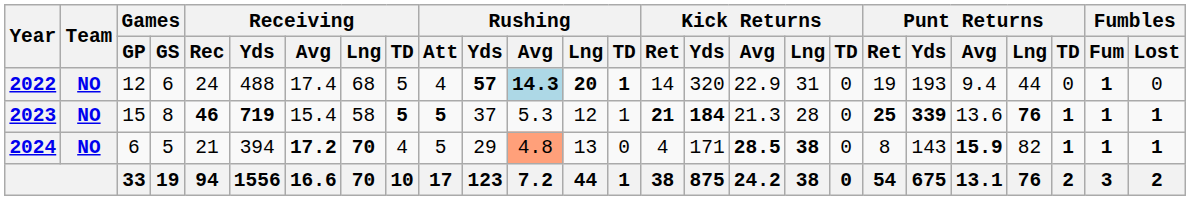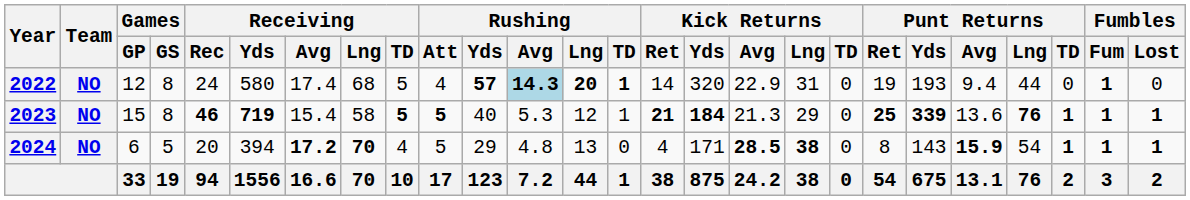(168, 84) 6 -> (168, 84) 8
(257, 84) 488 -> (257, 84) 580
(485, 116) 37 -> (485, 116) 40
(808, 116) 28 -> (808, 116) 29
(207, 148) 21 -> (207, 148) 20
(535, 148) lightsalmon background -> (535, 148) no background
(1029, 148) 82 -> (1029, 148) 54
